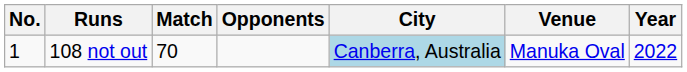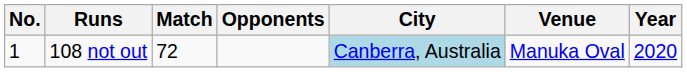(167, 50) 70 -> (167, 50) 72
(655, 50) 2022 -> (655, 50) 2020
